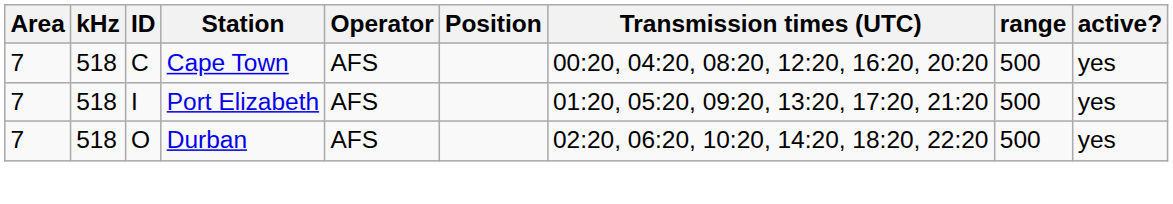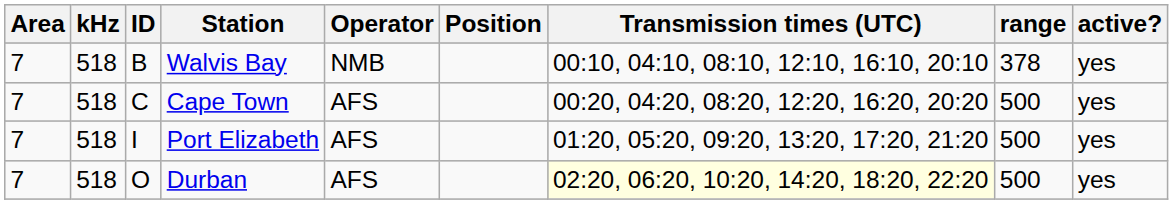+ row: (227, 62)
(771, 140) no background -> (771, 179) lightyellow background
